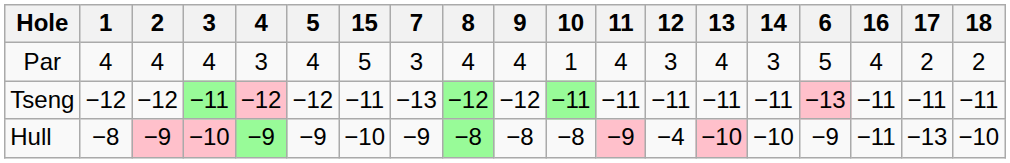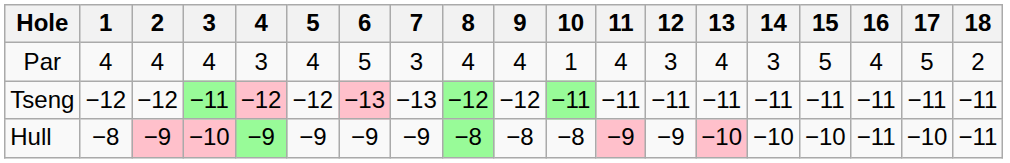columns swapped: (825, 23) <-> (365, 23)
(927, 61) 2 -> (927, 61) 5
(671, 137) −4 -> (671, 137) −9
(927, 137) −13 -> (927, 137) −10
(979, 137) −10 -> (978, 137) −11
